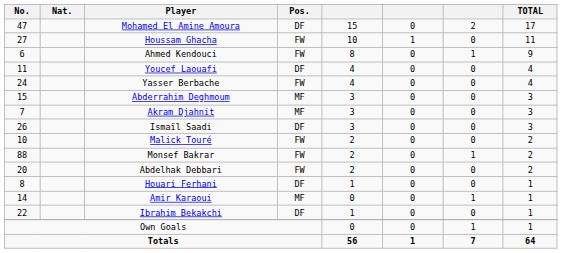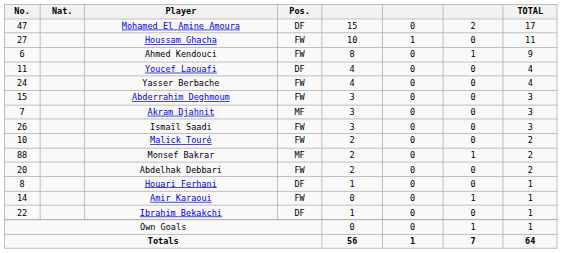(300, 97) MF -> (300, 97) FW
(300, 126) DF -> (300, 126) FW
(300, 155) FW -> (300, 155) MF
(300, 198) MF -> (300, 198) FW
